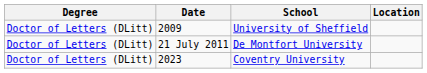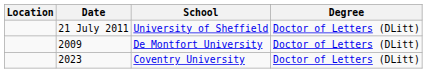columns swapped: (396, 12) <-> (80, 12)
(170, 28) 2009 -> (94, 28) 21 July 2011
(193, 44) 21 July 2011 -> (70, 44) 2009
